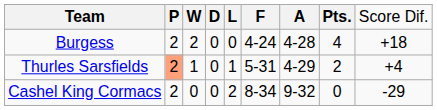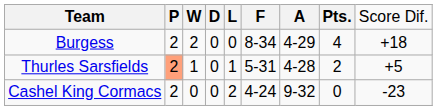(260, 42) 4-24 -> (260, 42) 8-34
(299, 42) 4-28 -> (299, 42) 4-29
(299, 67) 4-29 -> (299, 67) 4-28
(394, 67) +4 -> (394, 67) +5
(260, 92) 8-34 -> (260, 92) 4-24
(394, 92) -29 -> (394, 92) -23
